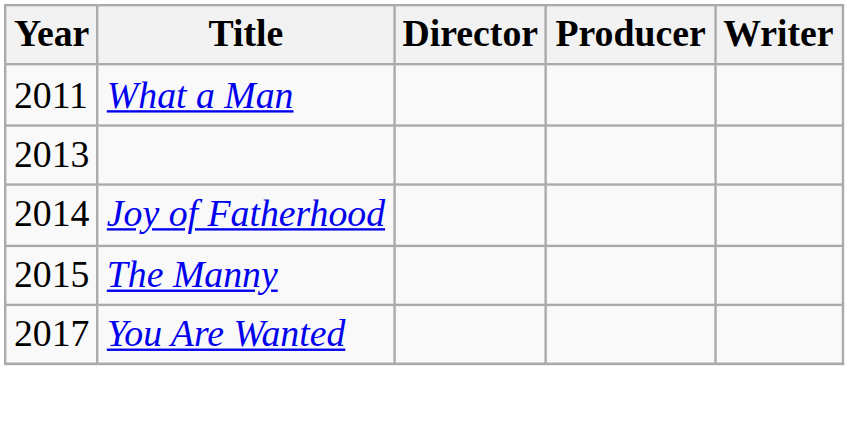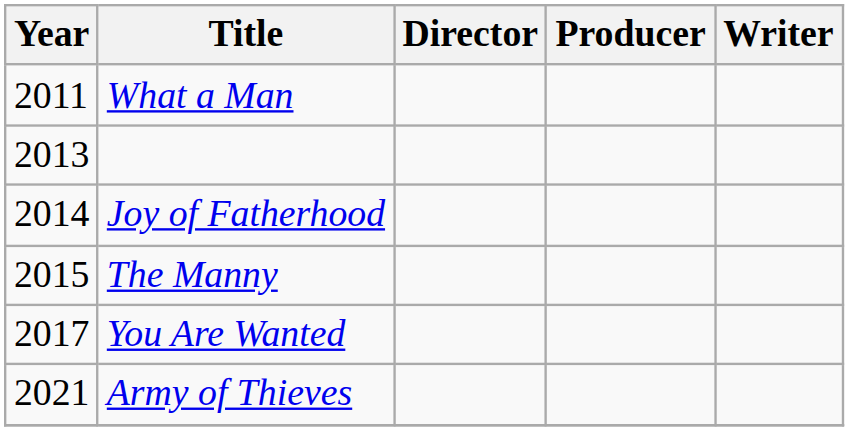+ row: (52, 393)
